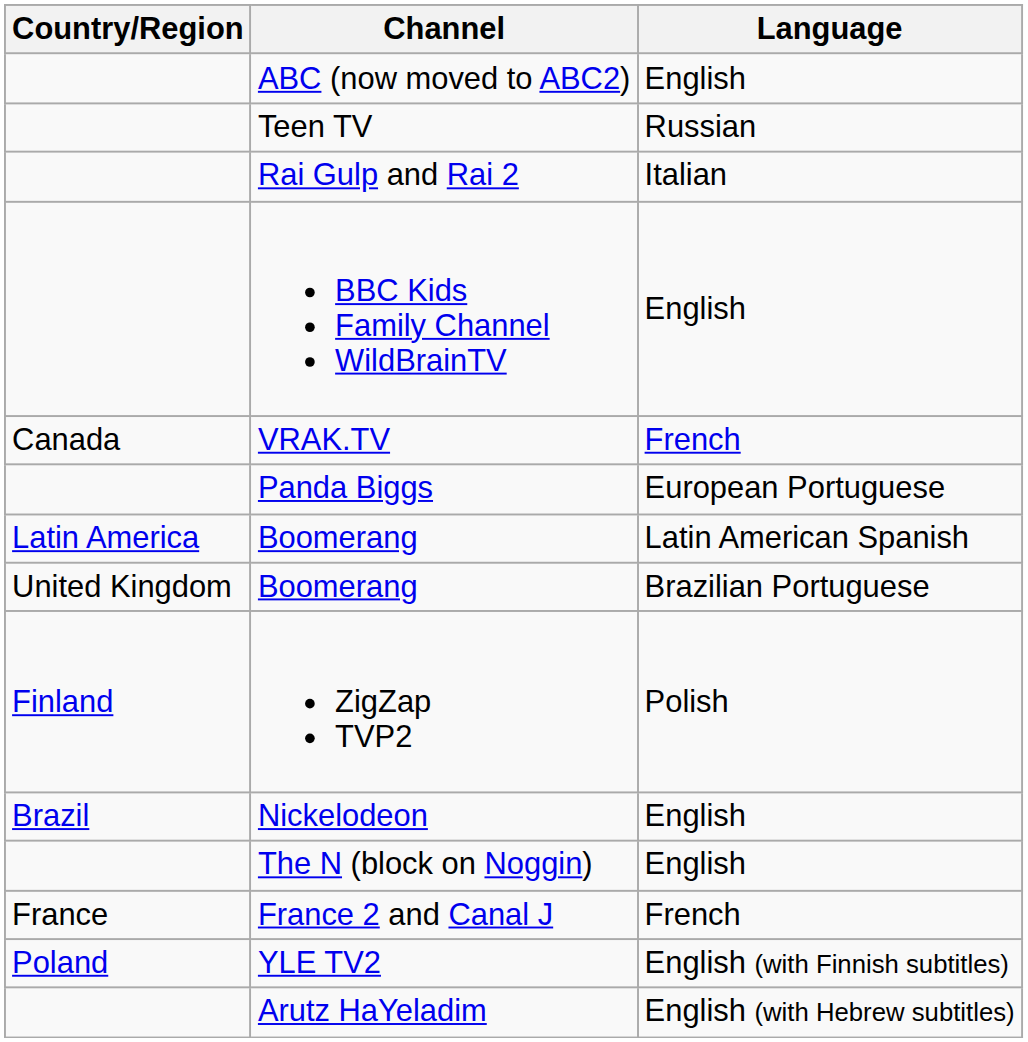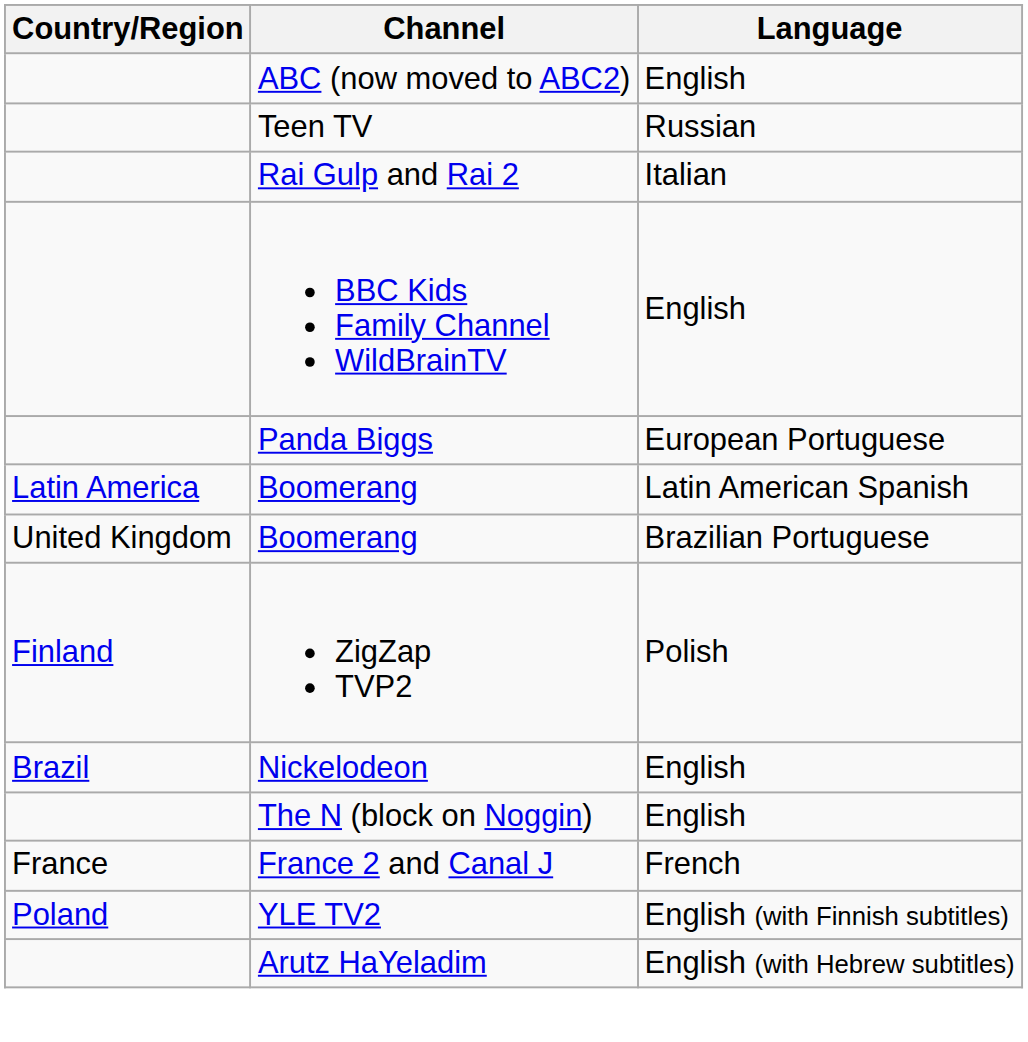- row: (324, 439)
